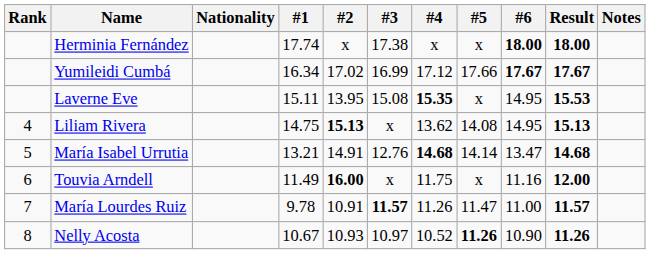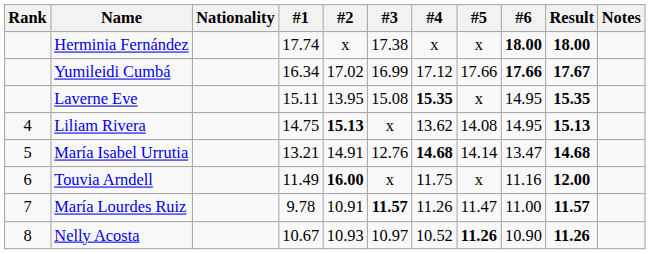(523, 72) 17.67 -> (523, 72) 17.66
(572, 99) 15.53 -> (572, 99) 15.35
